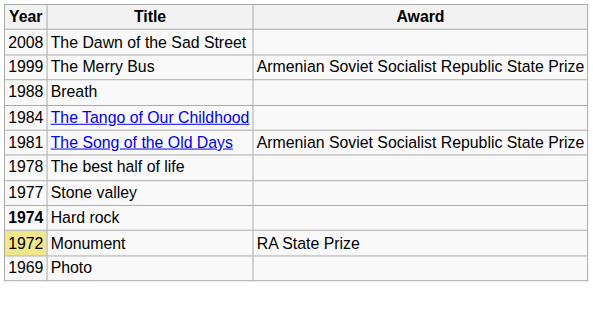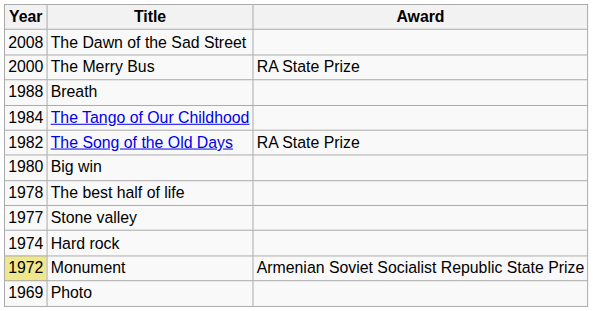(26, 67) 1999 -> (26, 67) 2000
(420, 67) Armenian Soviet Socialist Republic State Prize -> (308, 67) RA State Prize
(26, 142) 1981 -> (26, 142) 1982
(420, 142) Armenian Soviet Socialist Republic State Prize -> (308, 142) RA State Prize
+ row: (76, 167)
(26, 218) bold -> (26, 243) normal
(308, 243) RA State Prize -> (420, 268) Armenian Soviet Socialist Republic State Prize
